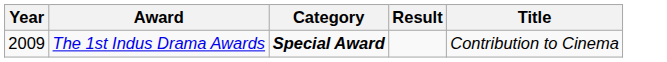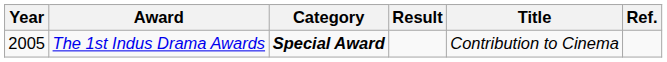+ column: (642, 17)
(27, 43) 2009 -> (27, 43) 2005
